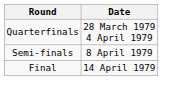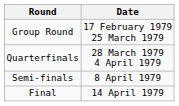+ row: (43, 32)
